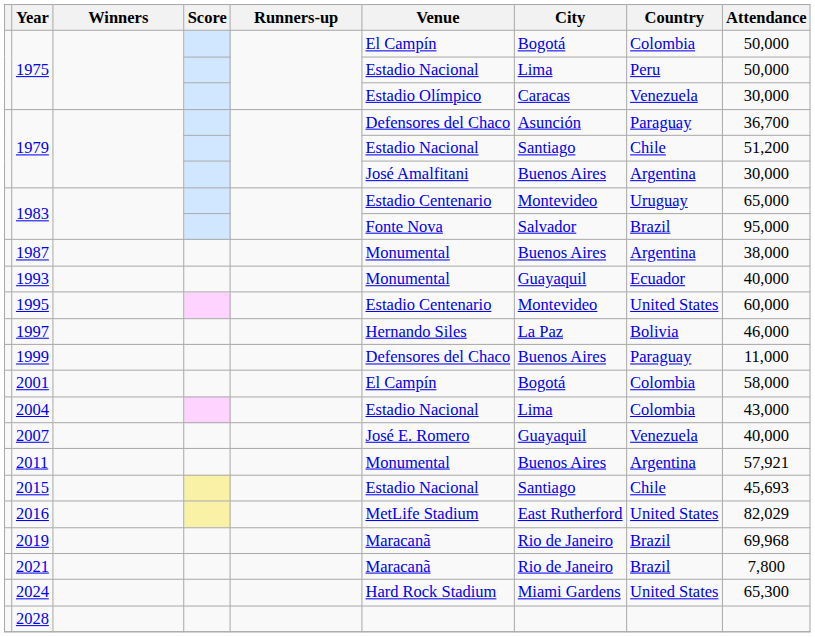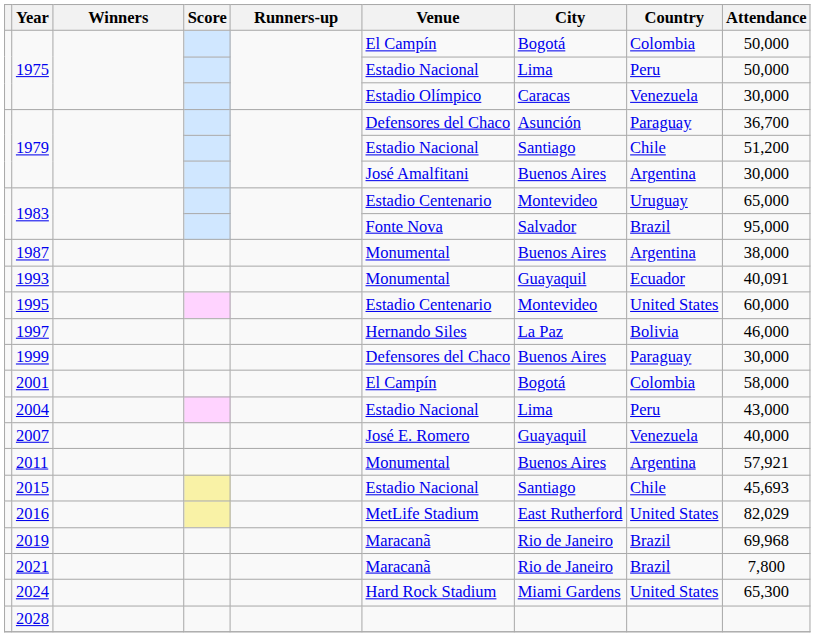(766, 278) 40,000 -> (766, 278) 40,091
(766, 357) 11,000 -> (766, 357) 30,000
(663, 409) Colombia -> (645, 409) Peru
